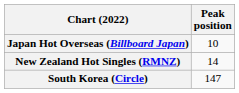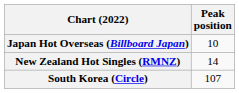(213, 79) 147 -> (213, 79) 107
